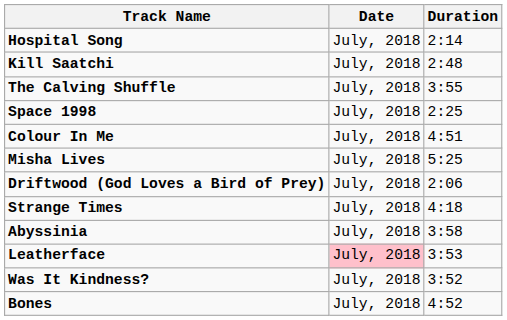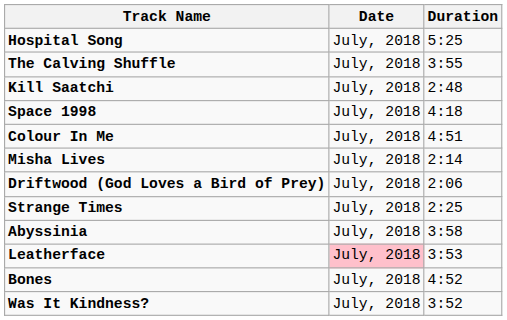(445, 40) 2:14 -> (445, 40) 5:25
rows swapped: (92, 88) <-> (61, 64)
(445, 112) 2:25 -> (445, 112) 4:18
(445, 160) 5:25 -> (445, 160) 2:14
(445, 208) 4:18 -> (445, 208) 2:25
rows swapped: (79, 280) <-> (30, 304)
